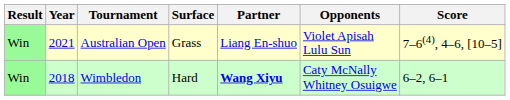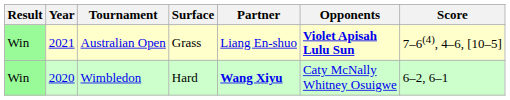(338, 42) normal -> (340, 42) bold
(62, 77) 2018 -> (62, 77) 2020
